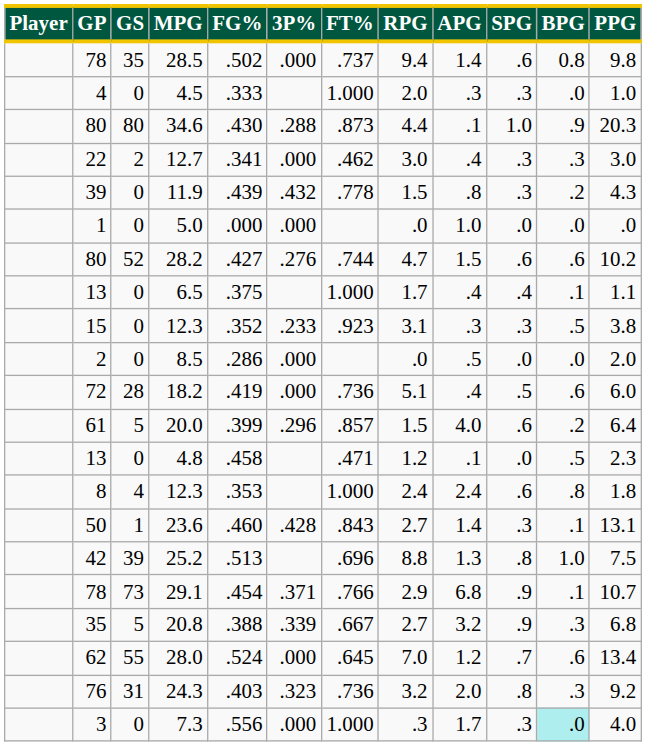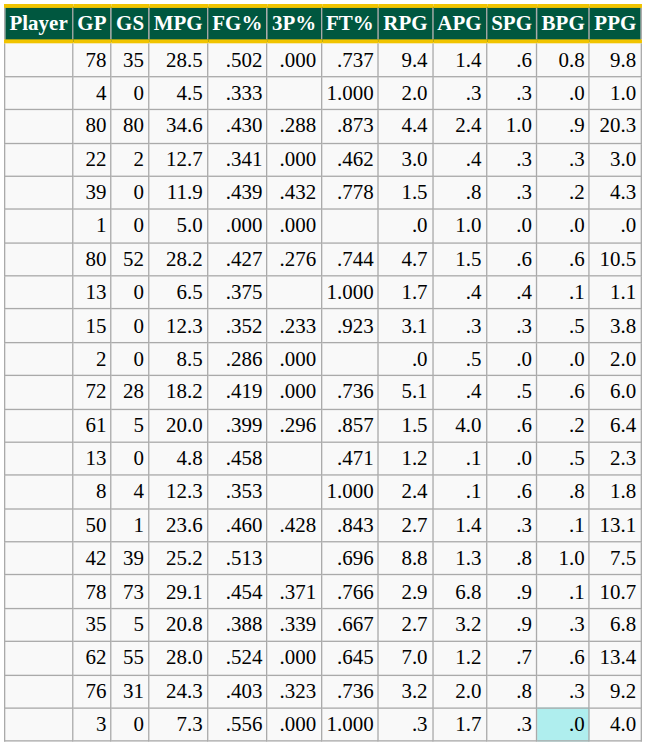(474, 126) .1 -> (468, 126) 2.4
(618, 259) 10.2 -> (618, 259) 10.5
(468, 491) 2.4 -> (474, 491) .1
